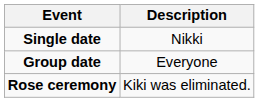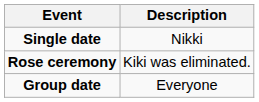rows swapped: (62, 62) <-> (62, 85)
